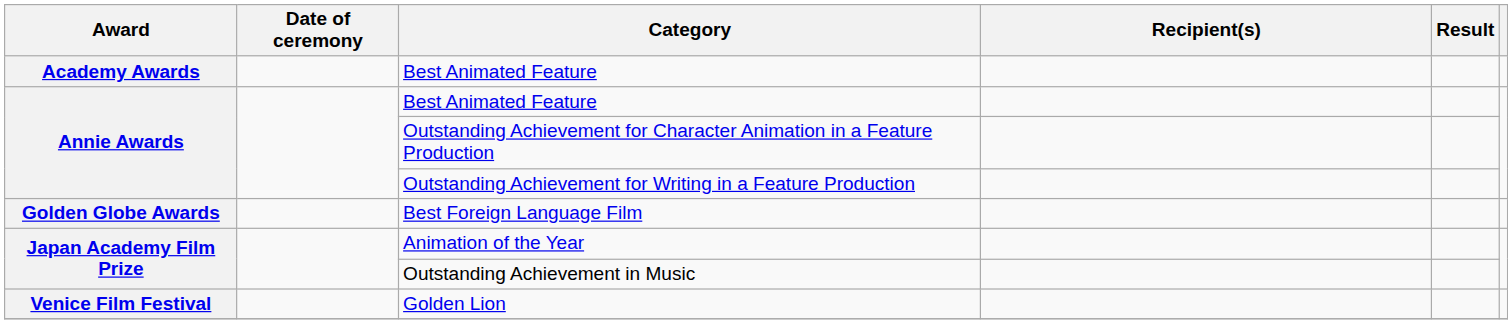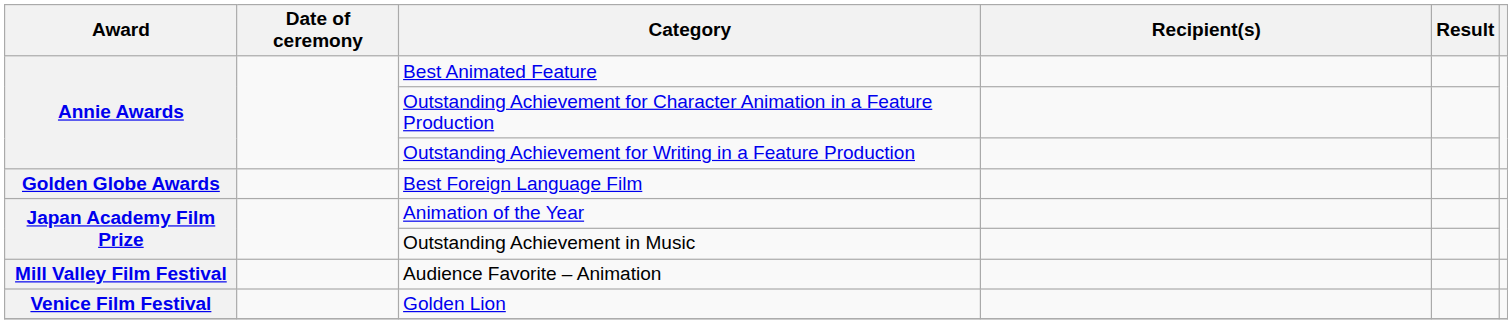- row: (121, 71)
+ row: (121, 273)
